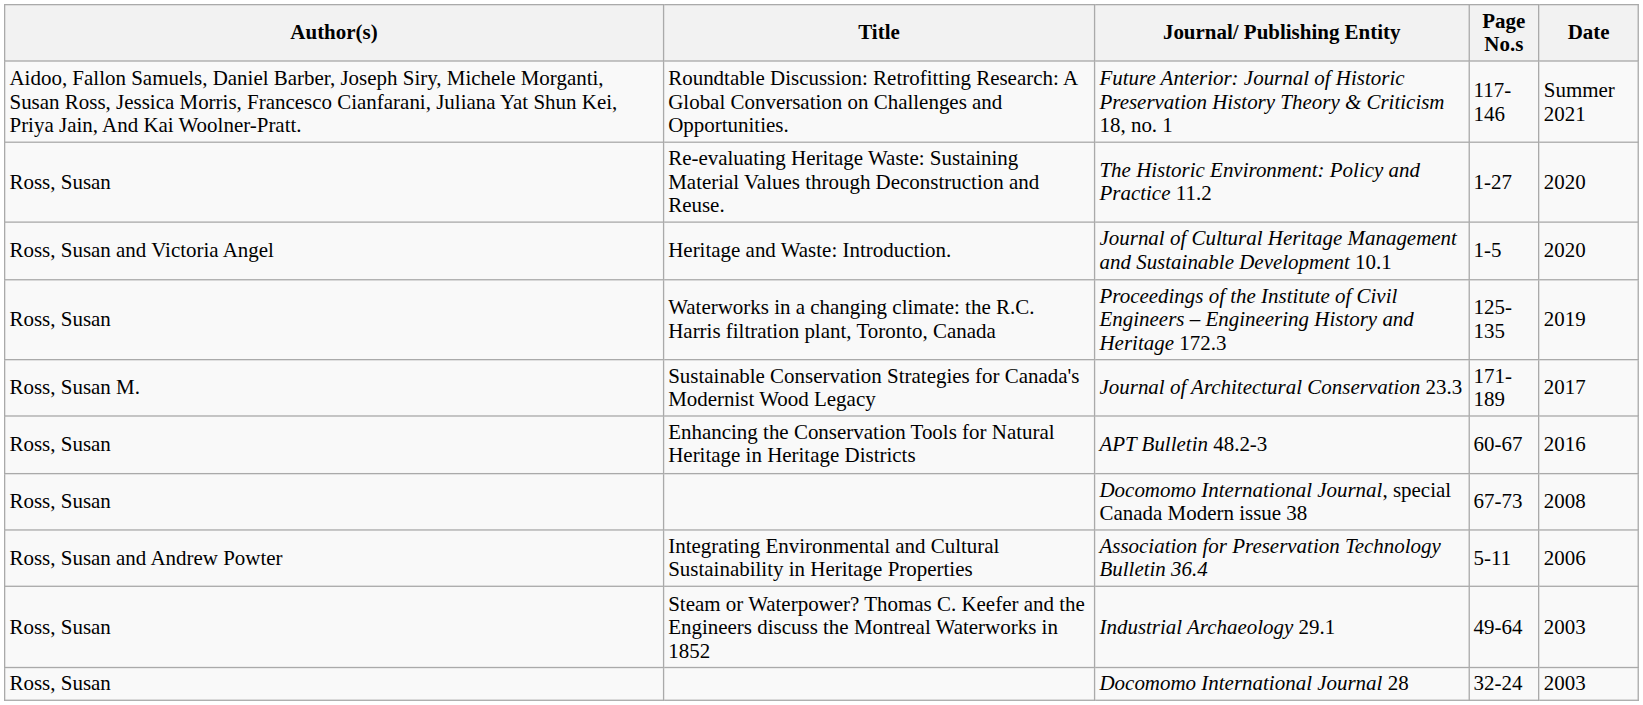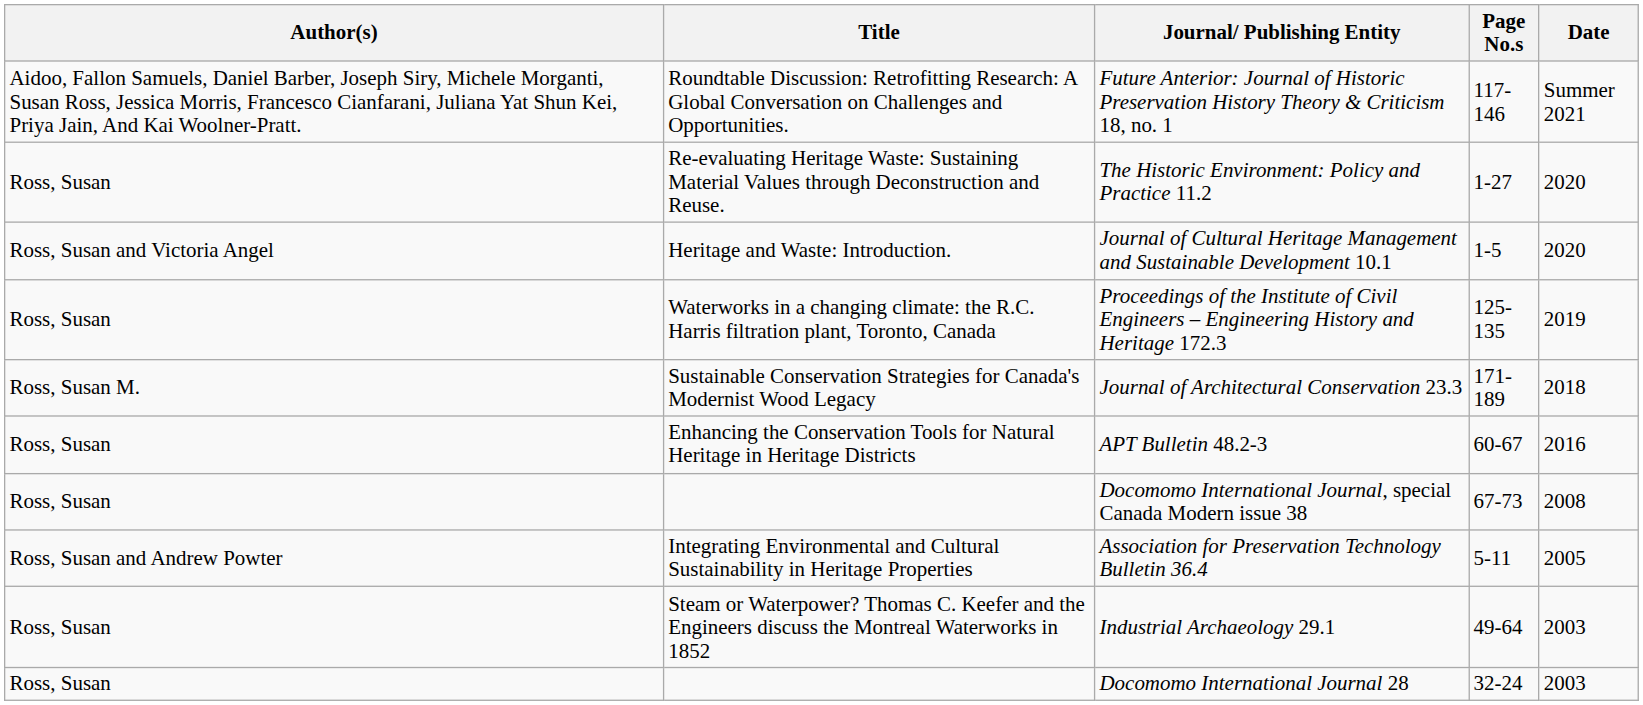(1565, 387) 2017 -> (1565, 387) 2018
(1565, 558) 2006 -> (1565, 558) 2005
